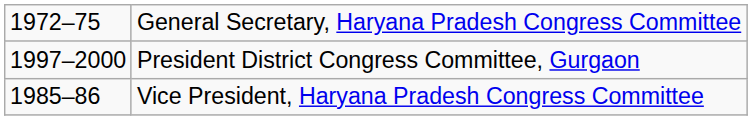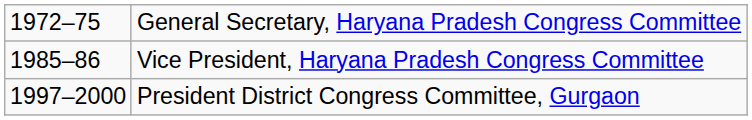rows swapped: (420, 96) <-> (388, 59)
